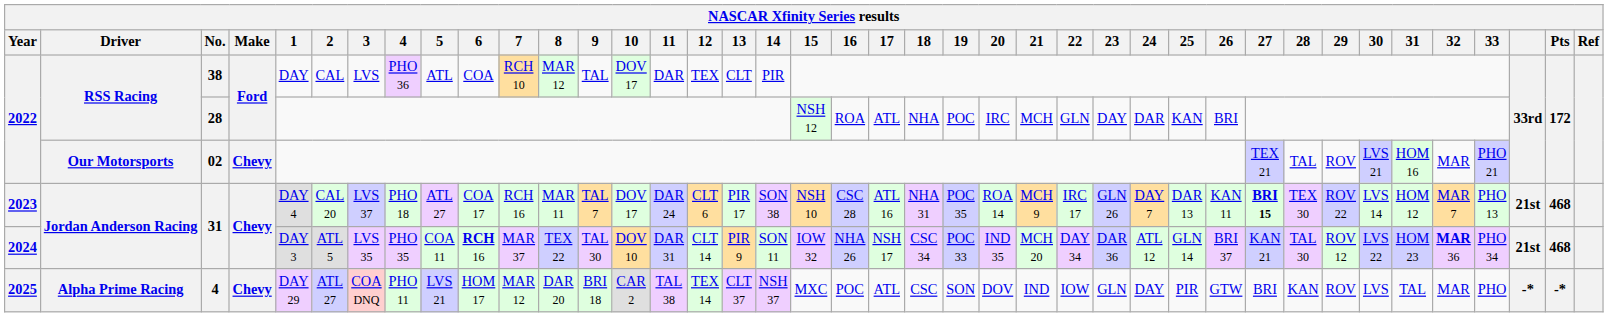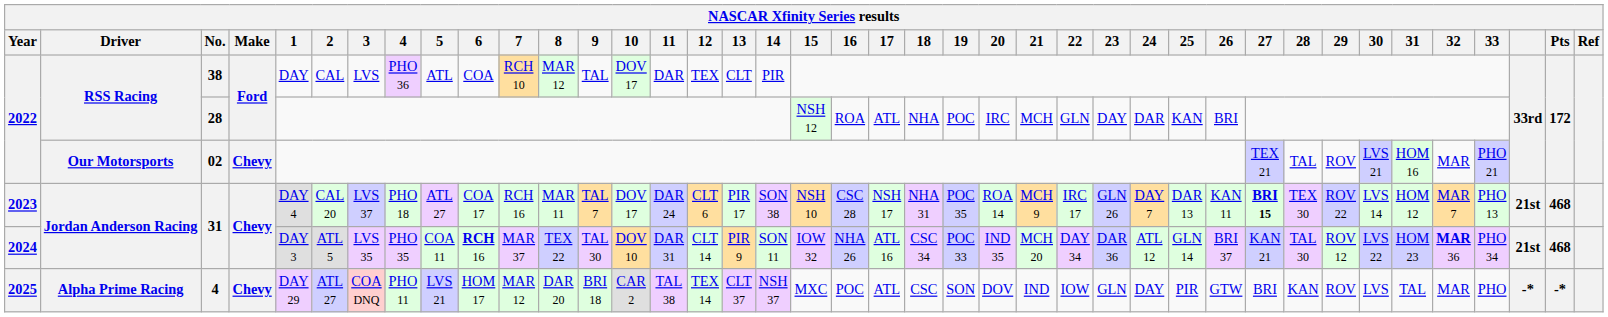(887, 204) ATL 16 -> (887, 204) NSH 17
(887, 246) NSH 17 -> (887, 246) ATL 16
